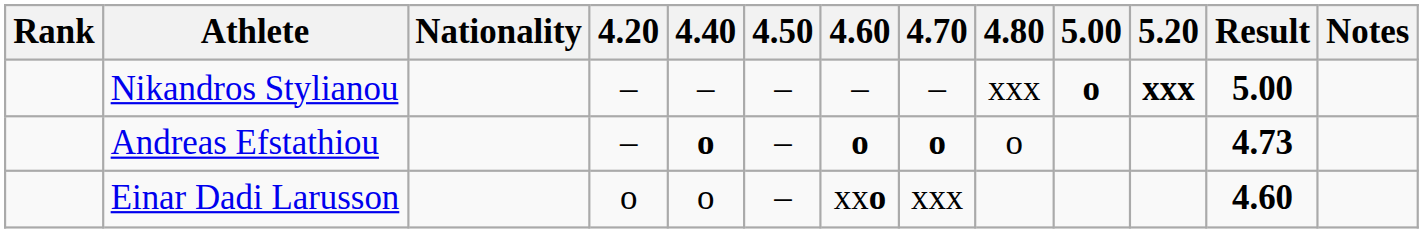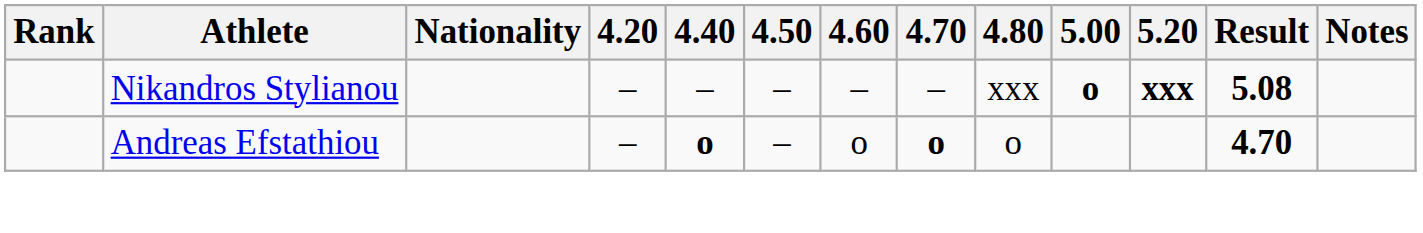(1263, 87) 5.00 -> (1262, 87) 5.08
(860, 142) bold -> (859, 142) normal
(1263, 142) 4.73 -> (1262, 142) 4.70
- row: (255, 198)
